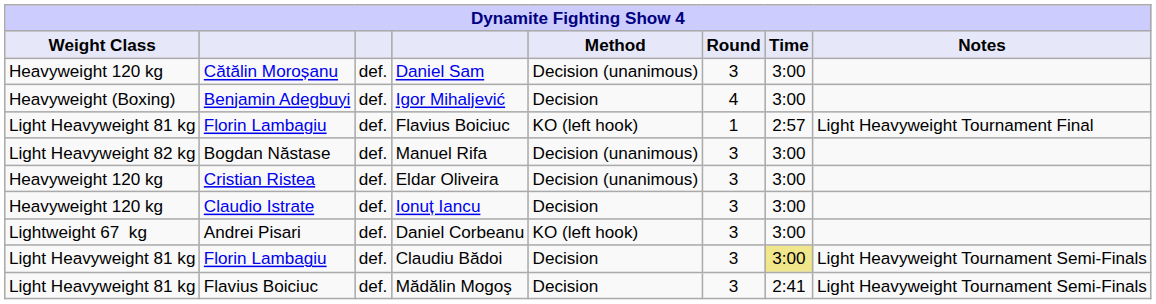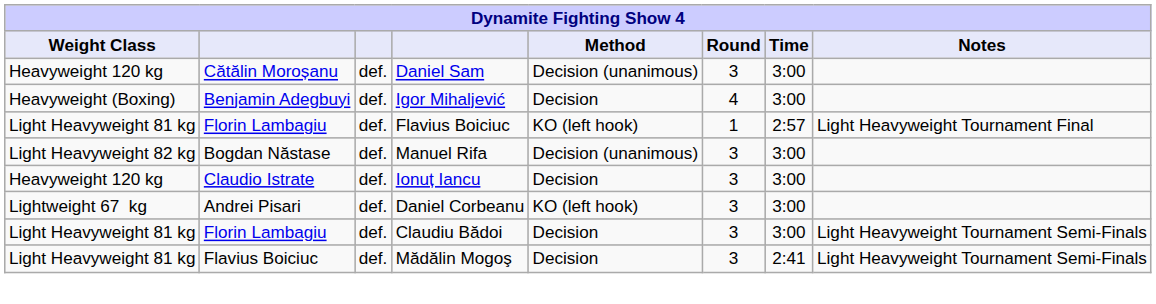- row: (447, 179)
(789, 259) khaki background -> (789, 232) no background
